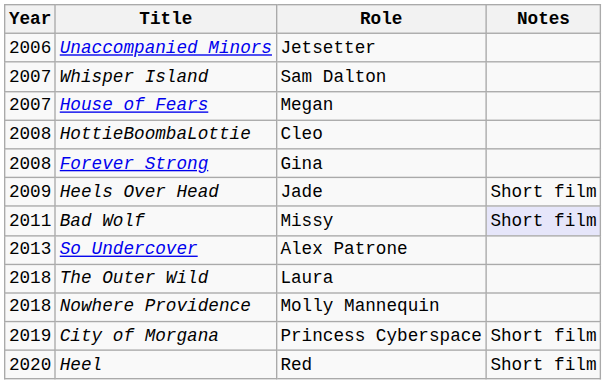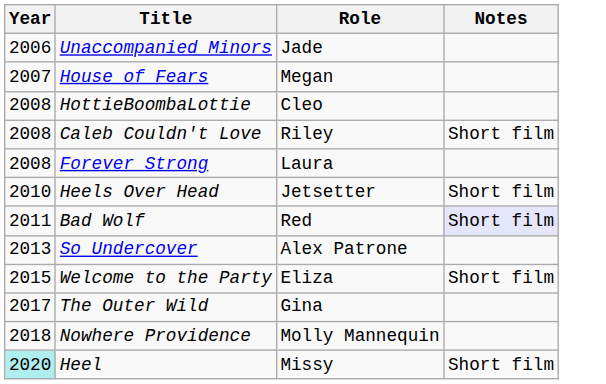(328, 48) Jetsetter -> (302, 48) Jade
- row: (134, 77)
+ row: (161, 134)
(302, 163) Gina -> (307, 163) Laura
(30, 192) 2009 -> (30, 192) 2010
(302, 192) Jade -> (328, 192) Jetsetter
(307, 221) Missy -> (296, 221) Red
+ row: (166, 278)
(30, 278) 2018 -> (30, 307) 2017
(307, 278) Laura -> (302, 307) Gina
- row: (139, 336)
(30, 365) no background -> (30, 365) paleturquoise background
(296, 365) Red -> (307, 365) Missy
